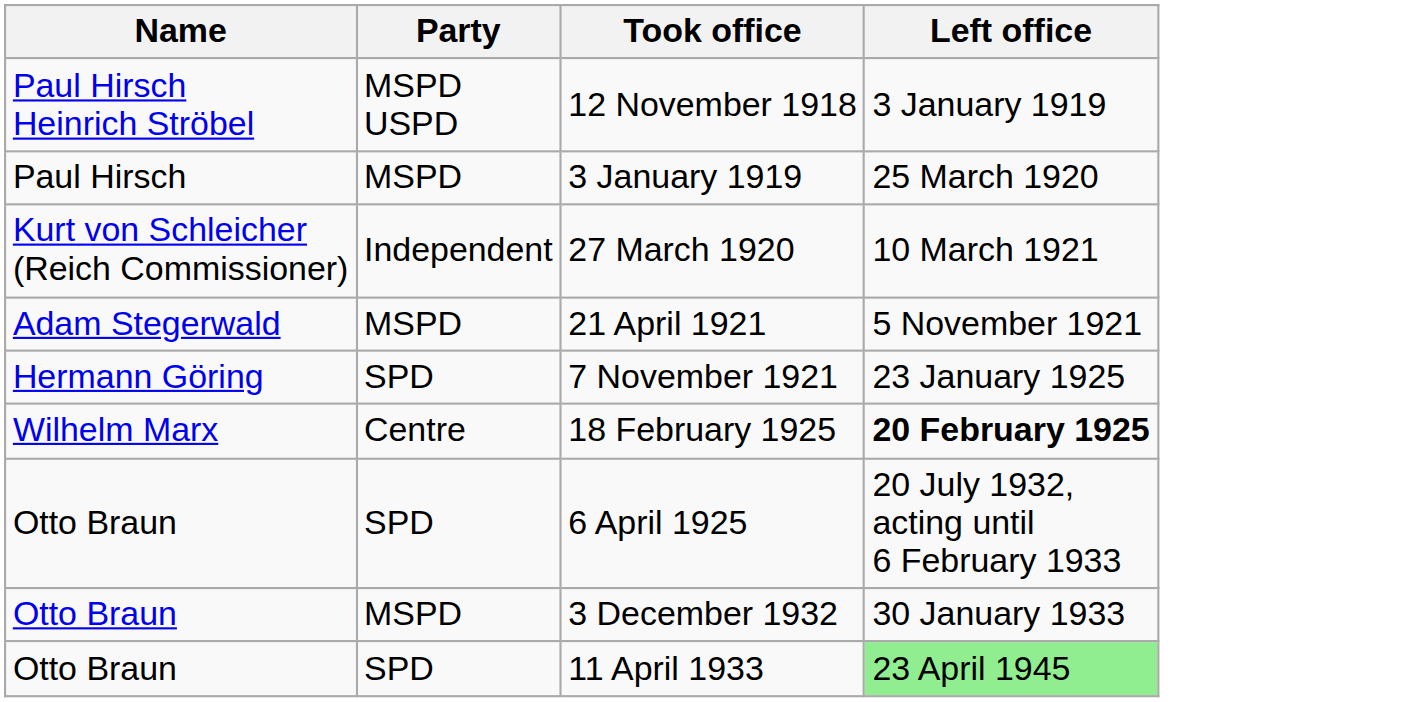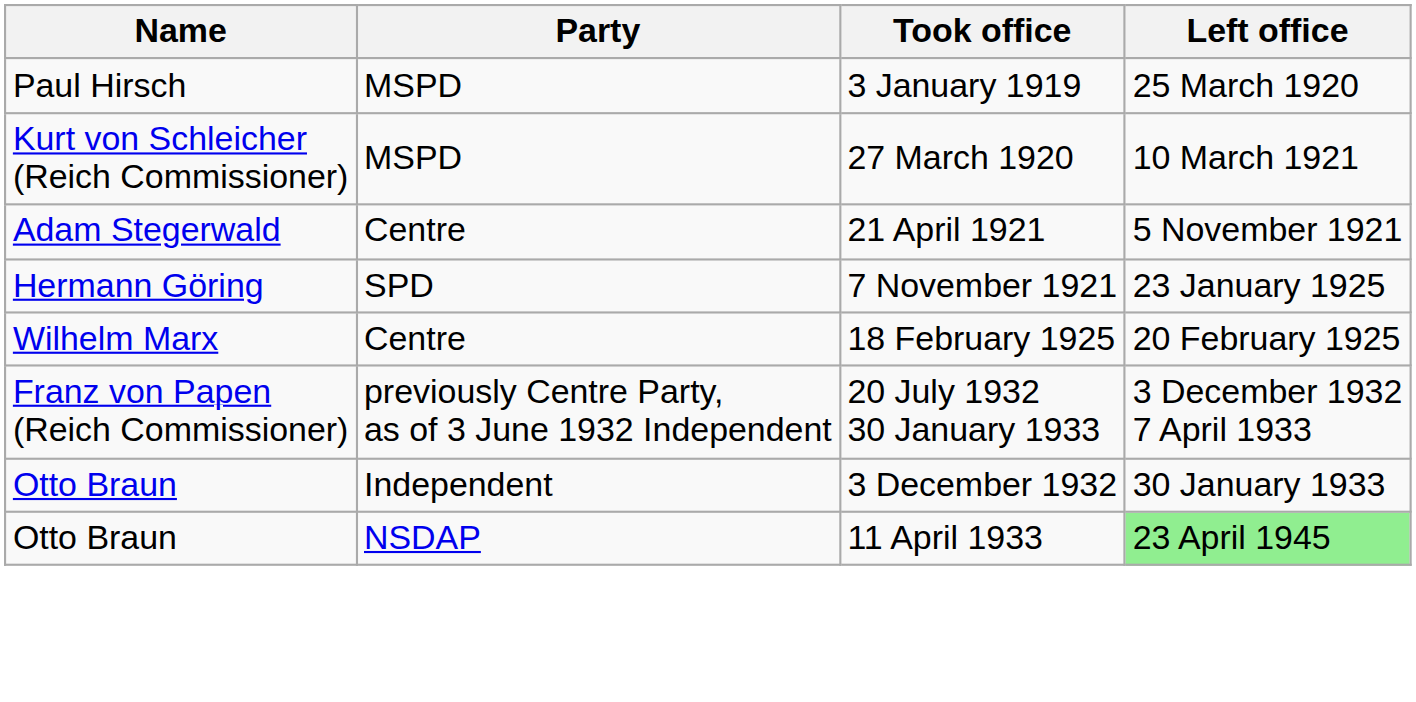- row: (713, 104)
(458, 250) Independent -> (413, 158) MSPD
(413, 322) MSPD -> (415, 230) Centre
(1011, 430) bold -> (1267, 338) normal
- row: (658, 522)
+ row: (974, 411)
(413, 614) MSPD -> (458, 484) Independent
(399, 668) SPD -> (422, 538) NSDAP
